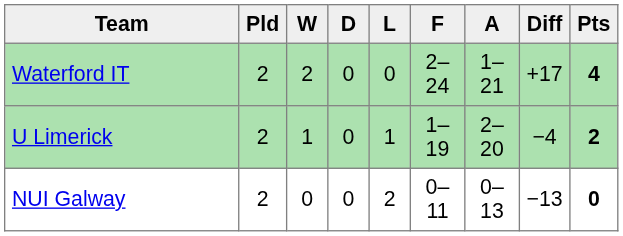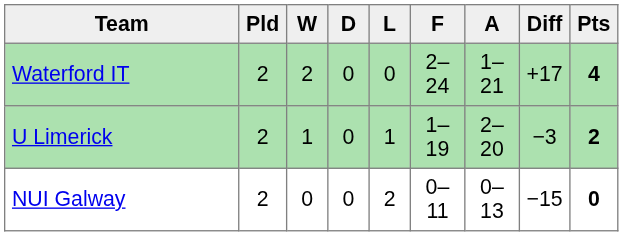(545, 136) −4 -> (545, 136) −3
(545, 199) −13 -> (545, 199) −15
